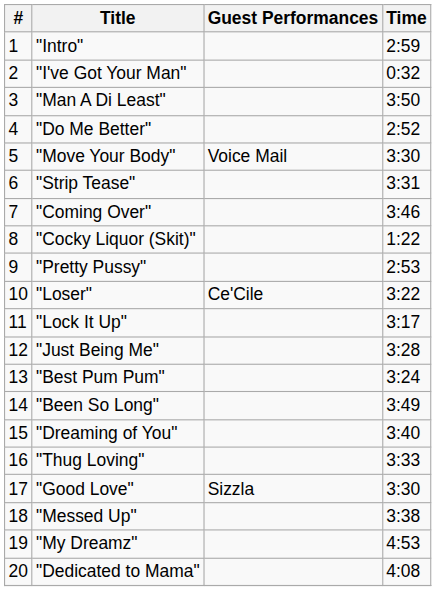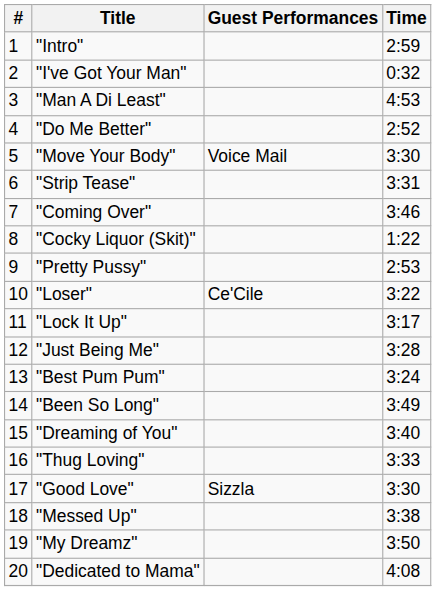(403, 101) 3:50 -> (403, 101) 4:53
(403, 543) 4:53 -> (403, 543) 3:50
